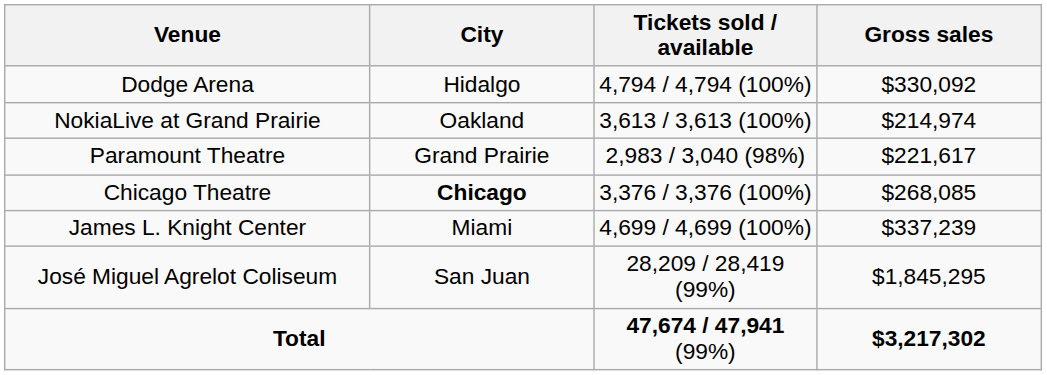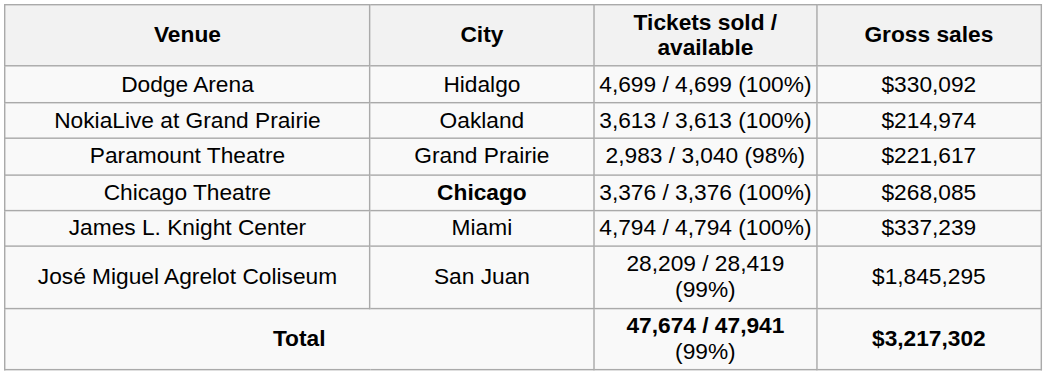(705, 84) 4,794 / 4,794 (100%) -> (705, 84) 4,699 / 4,699 (100%)
(705, 228) 4,699 / 4,699 (100%) -> (705, 228) 4,794 / 4,794 (100%)
